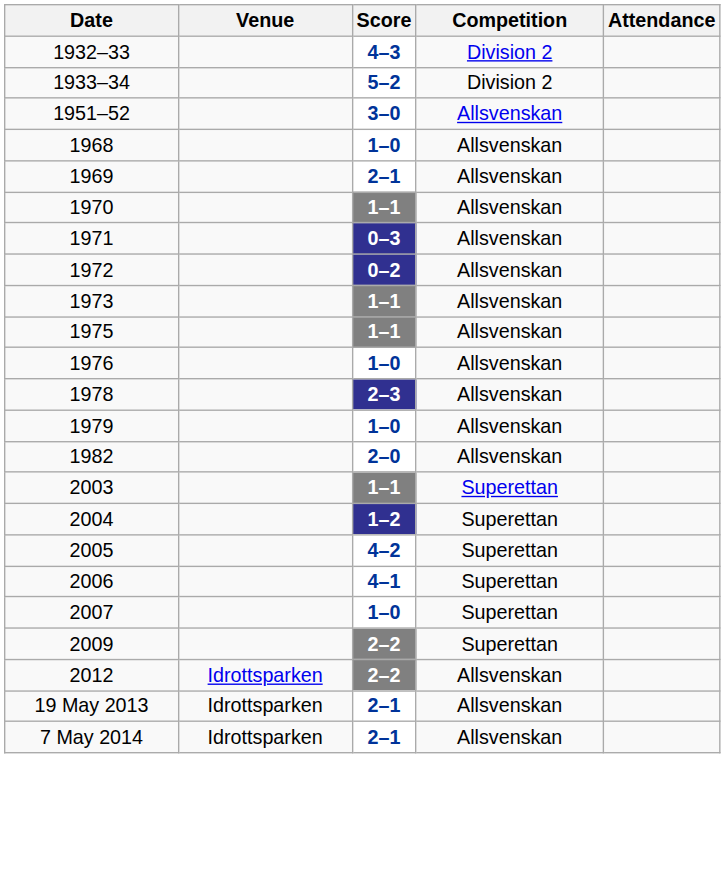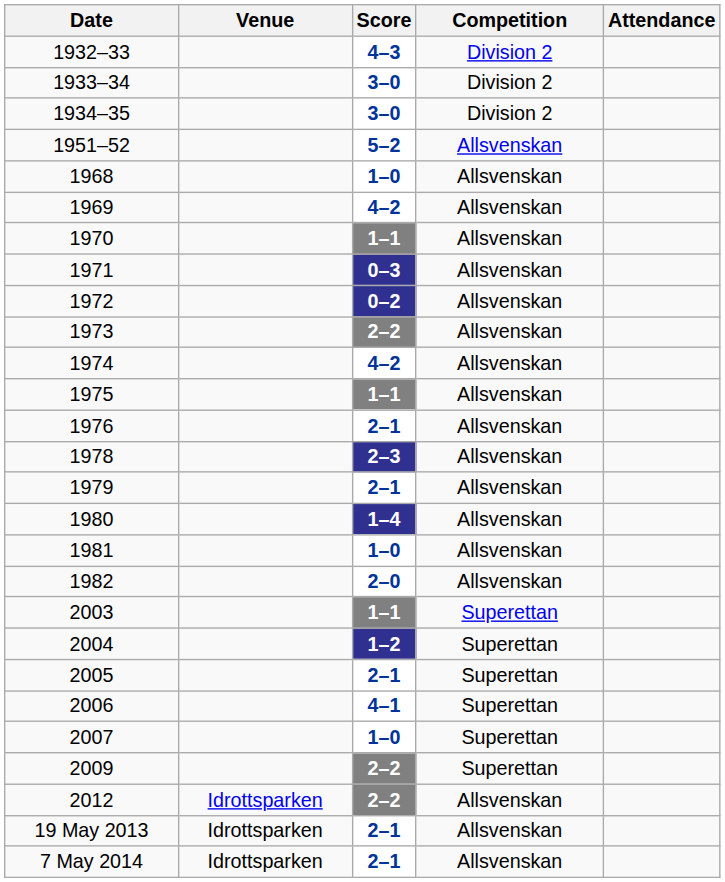(384, 83) 5–2 -> (384, 83) 3–0
+ row: (92, 114)
(384, 114) 3–0 -> (384, 145) 5–2
(384, 176) 2–1 -> (384, 208) 4–2
(384, 301) 1–1 -> (384, 332) 2–2
+ row: (91, 364)
(384, 364) 1–0 -> (384, 426) 2–1
(384, 426) 1–0 -> (384, 488) 2–1
+ row: (91, 519)
+ row: (91, 551)
(384, 551) 4–2 -> (384, 675) 2–1
